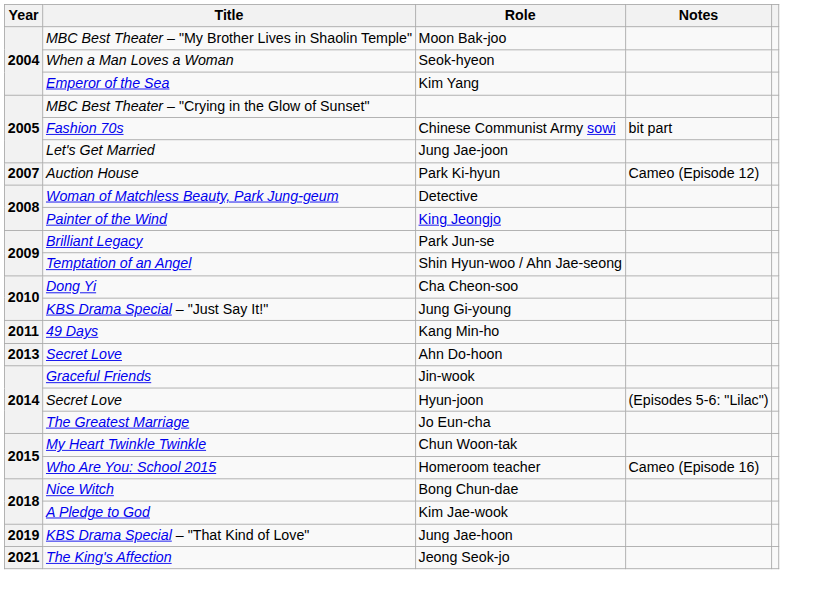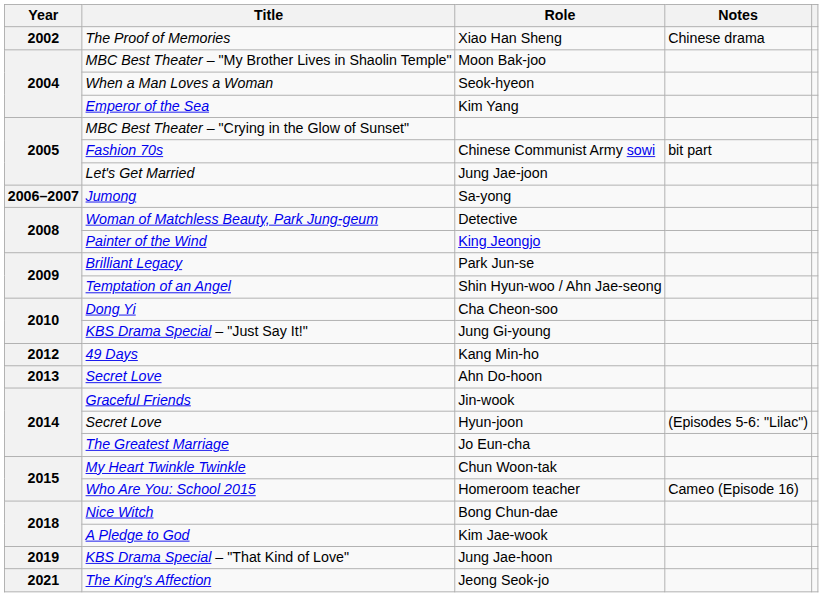+ row: (510, 38)
+ row: (485, 196)
- row: (459, 173)
(24, 331) 2011 -> (43, 354) 2012
